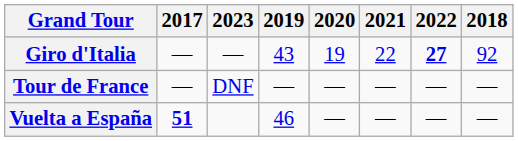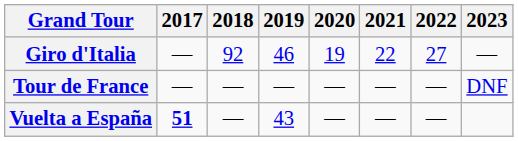columns swapped: (487, 20) <-> (233, 20)
(284, 53) 43 -> (284, 53) 46
(436, 53) bold -> (436, 53) normal
(284, 119) 46 -> (284, 119) 43
